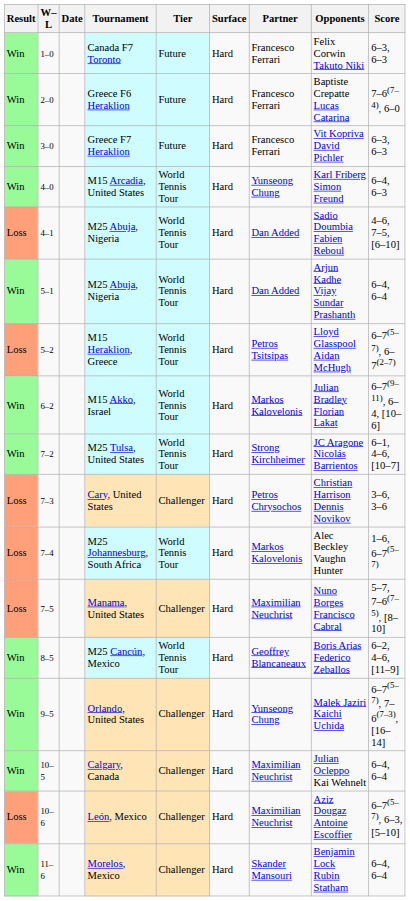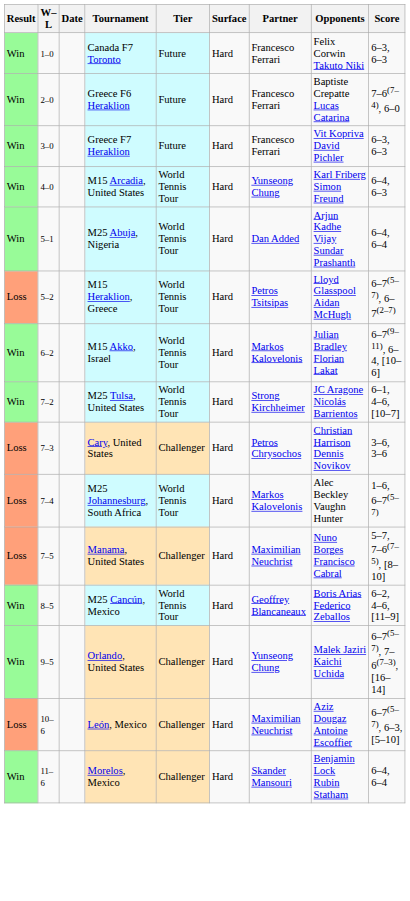- row: (47, 233)
- row: (47, 771)
